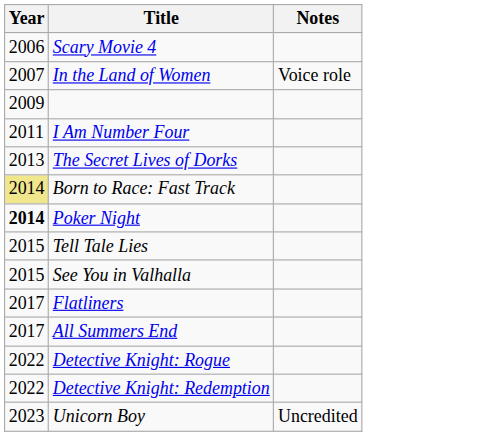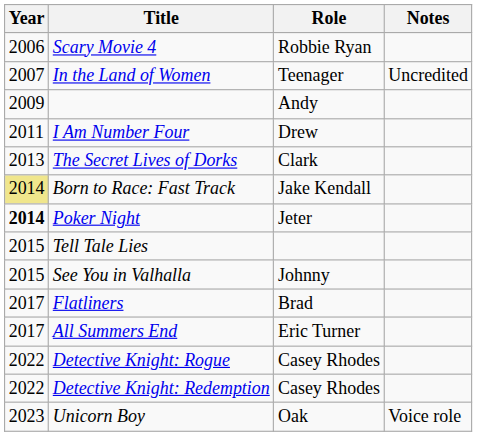+ column: (329, 18)
(314, 75) Voice role -> (428, 75) Uncredited
(318, 416) Uncredited -> (425, 416) Voice role
